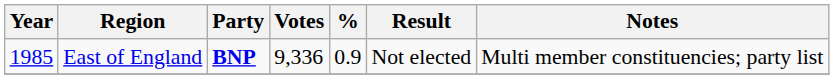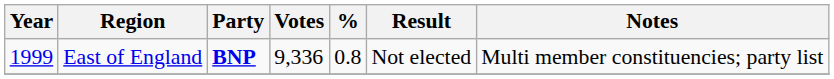(31, 56) 1985 -> (31, 56) 1999
(348, 56) 0.9 -> (348, 56) 0.8
